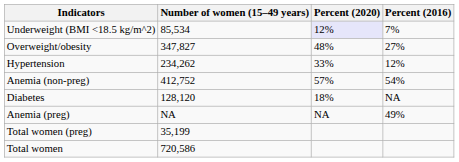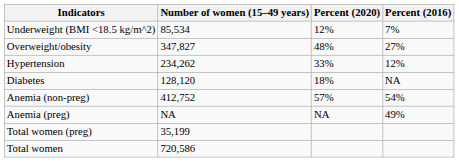(324, 30) lavender background -> (324, 30) no background
rows swapped: (26, 98) <-> (48, 81)
